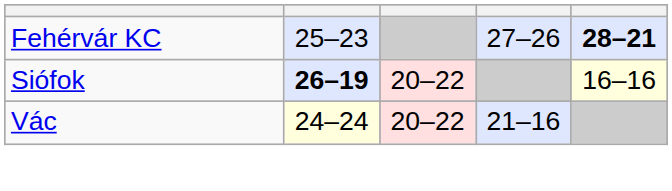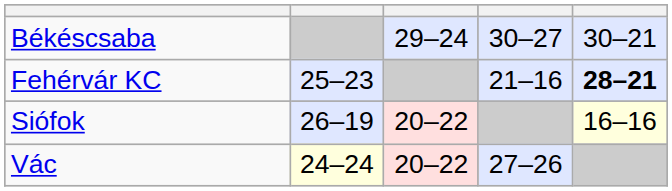+ row: (83, 37)
(523, 37) 27–26 -> (526, 79) 21–16
(332, 79) bold -> (337, 122) normal
(523, 122) 21–16 -> (526, 164) 27–26
